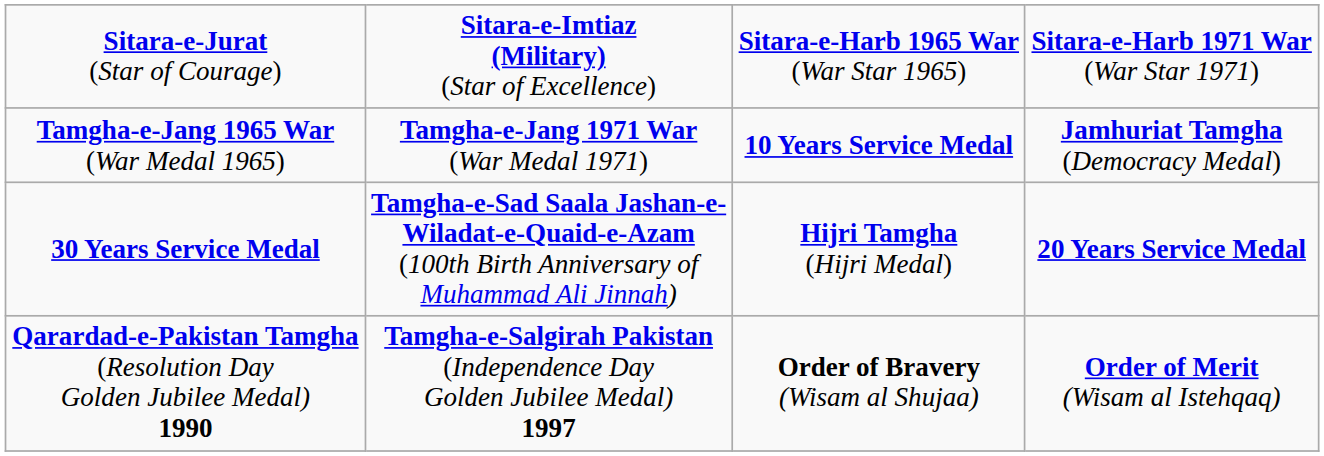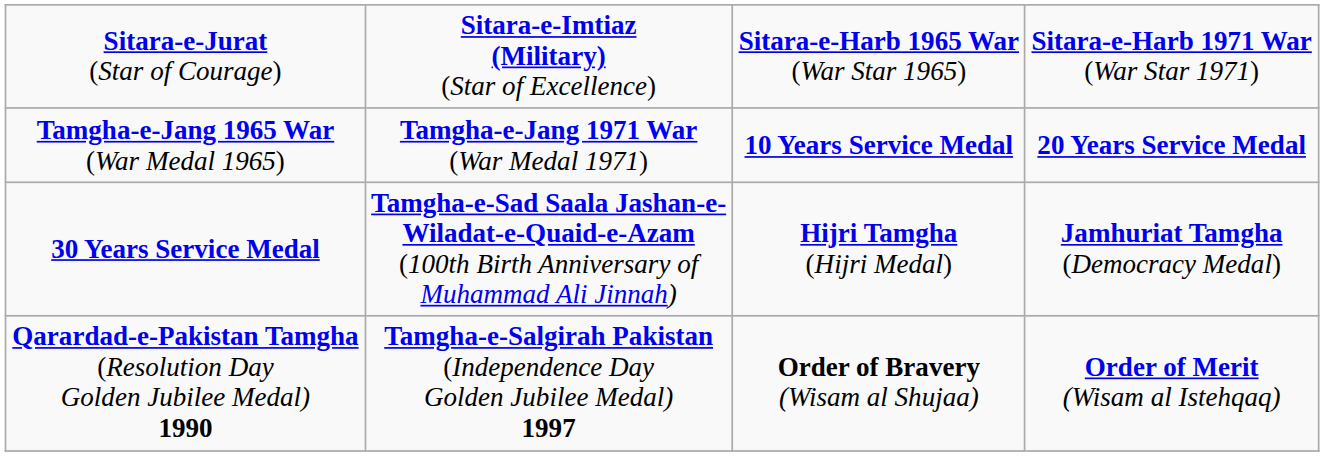(1172, 144) Jamhuriat Tamgha (Democracy Medal) -> (1172, 144) 20 Years Service Medal
(1172, 248) 20 Years Service Medal -> (1172, 248) Jamhuriat Tamgha (Democracy Medal)
